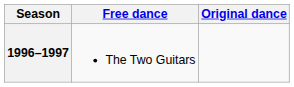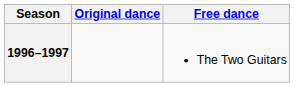columns swapped: (244, 14) <-> (135, 14)
